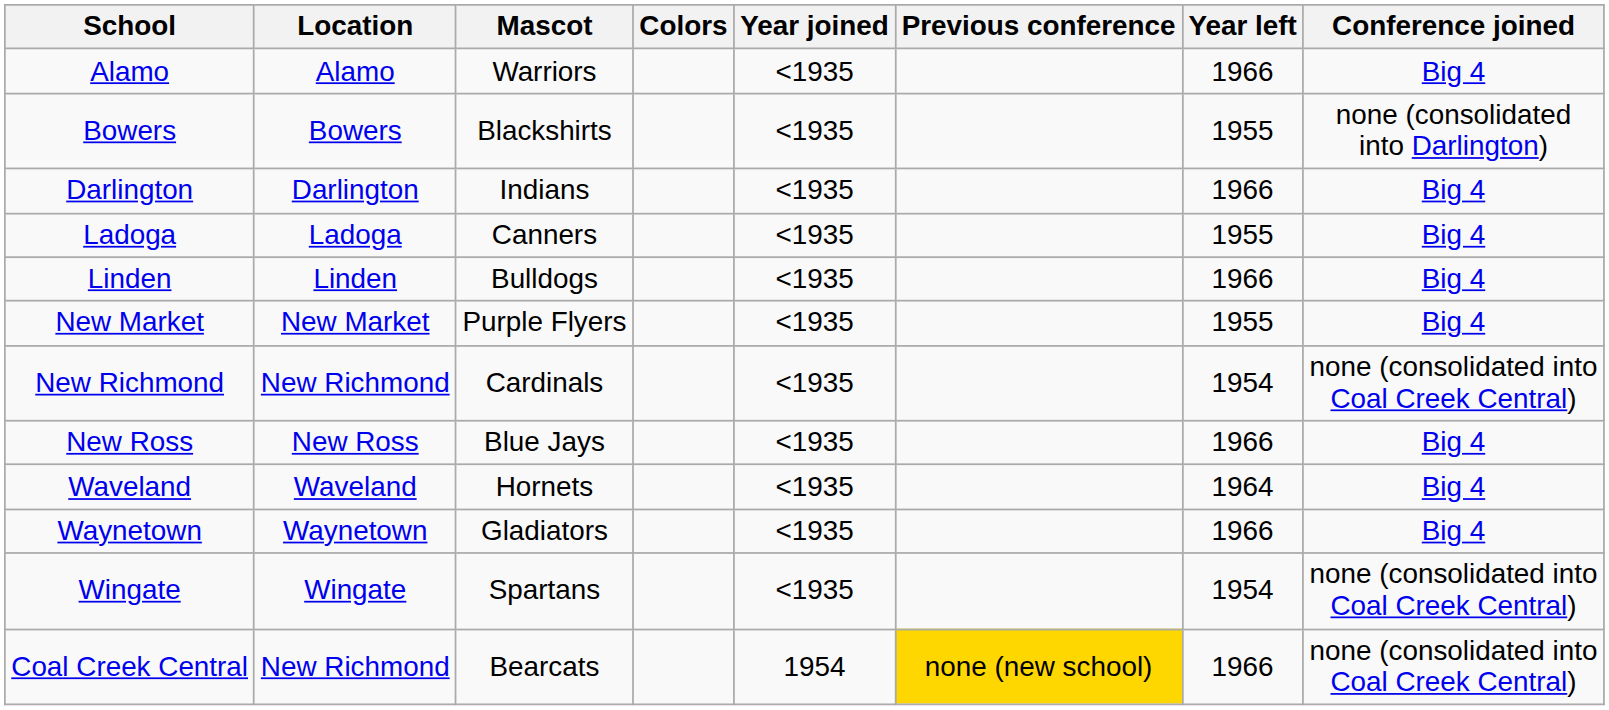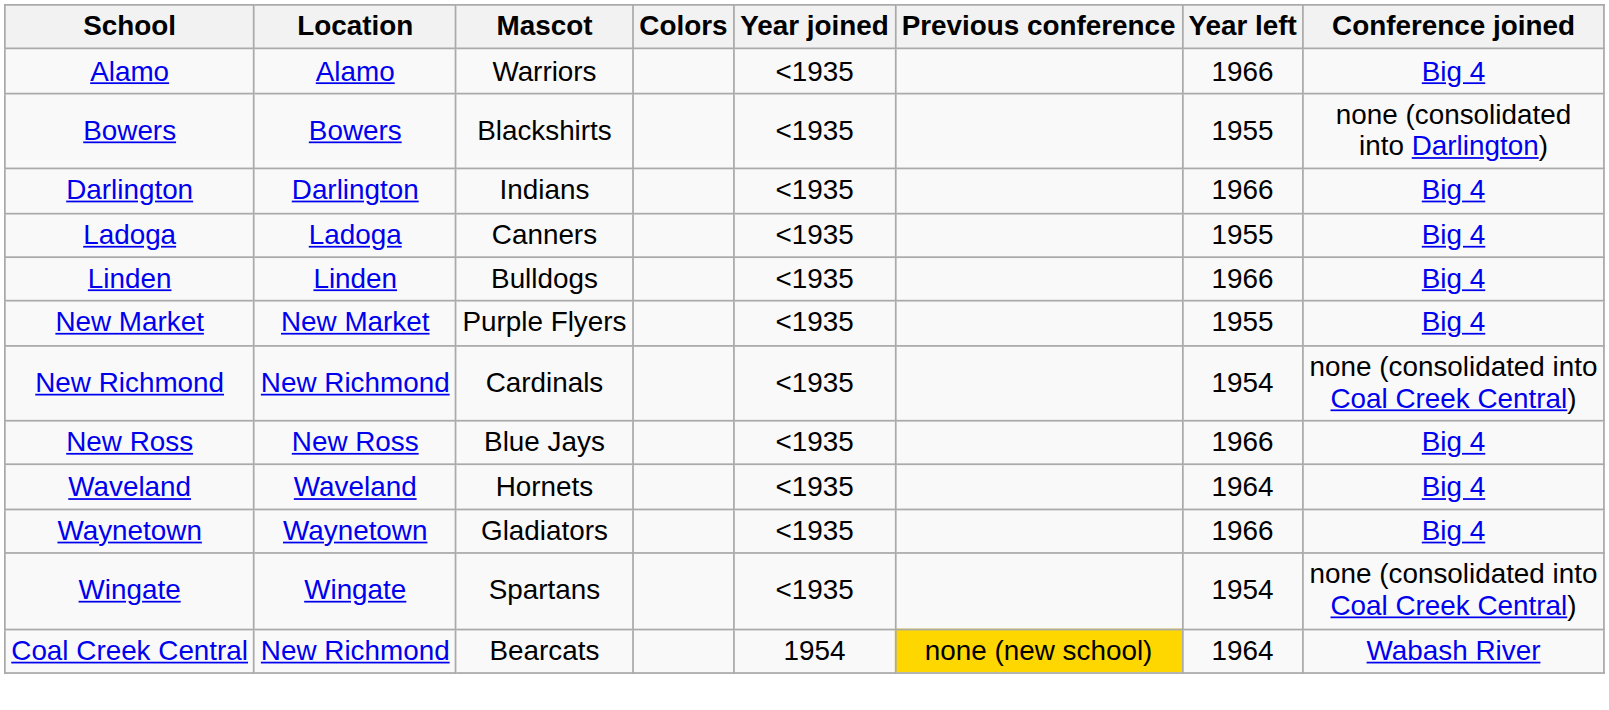(1243, 666) 1966 -> (1243, 650) 1964
(1454, 666) none (consolidated into Coal Creek Central) -> (1454, 650) Wabash River
